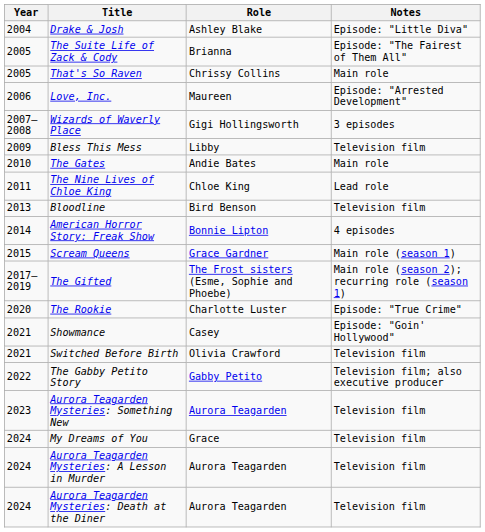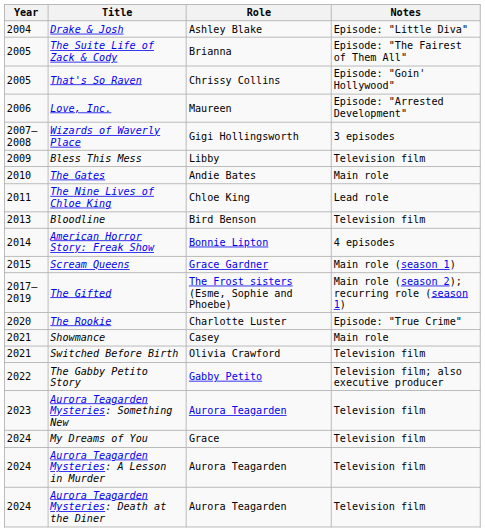(361, 74) Main role -> (380, 80) Episode: "Goin' Hollywood"
(380, 332) Episode: "Goin' Hollywood" -> (361, 338) Main role
